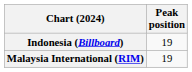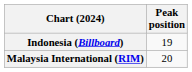(167, 59) 19 -> (167, 59) 20
